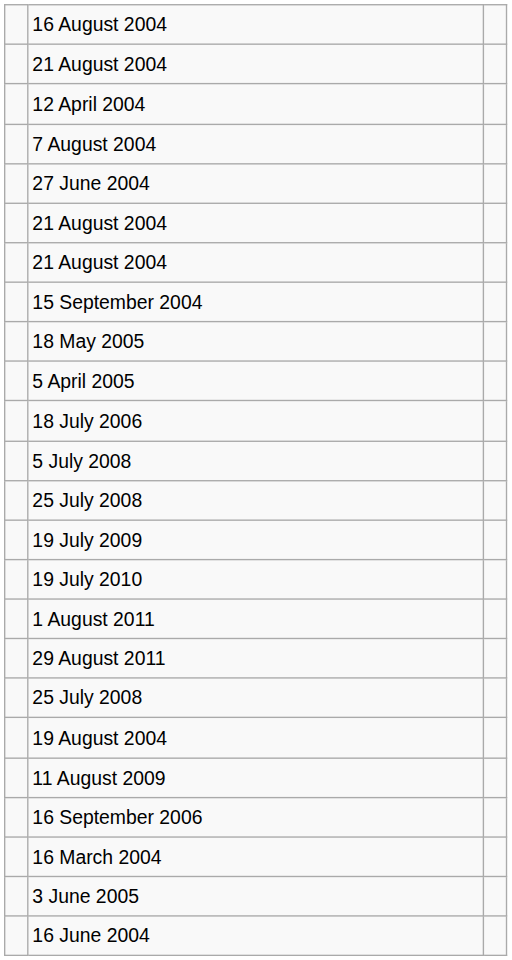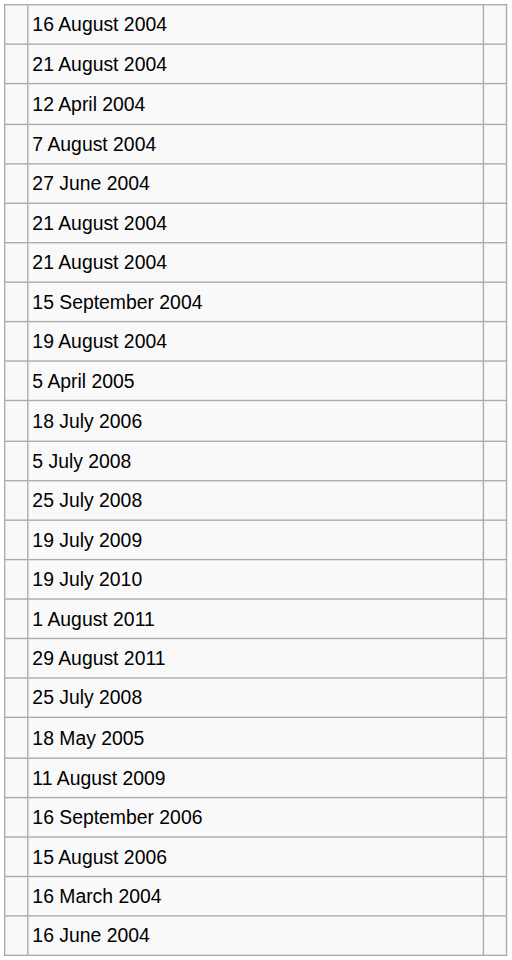rows swapped: (16, 738) <-> (16, 342)
+ row: (16, 857)
- row: (16, 896)
